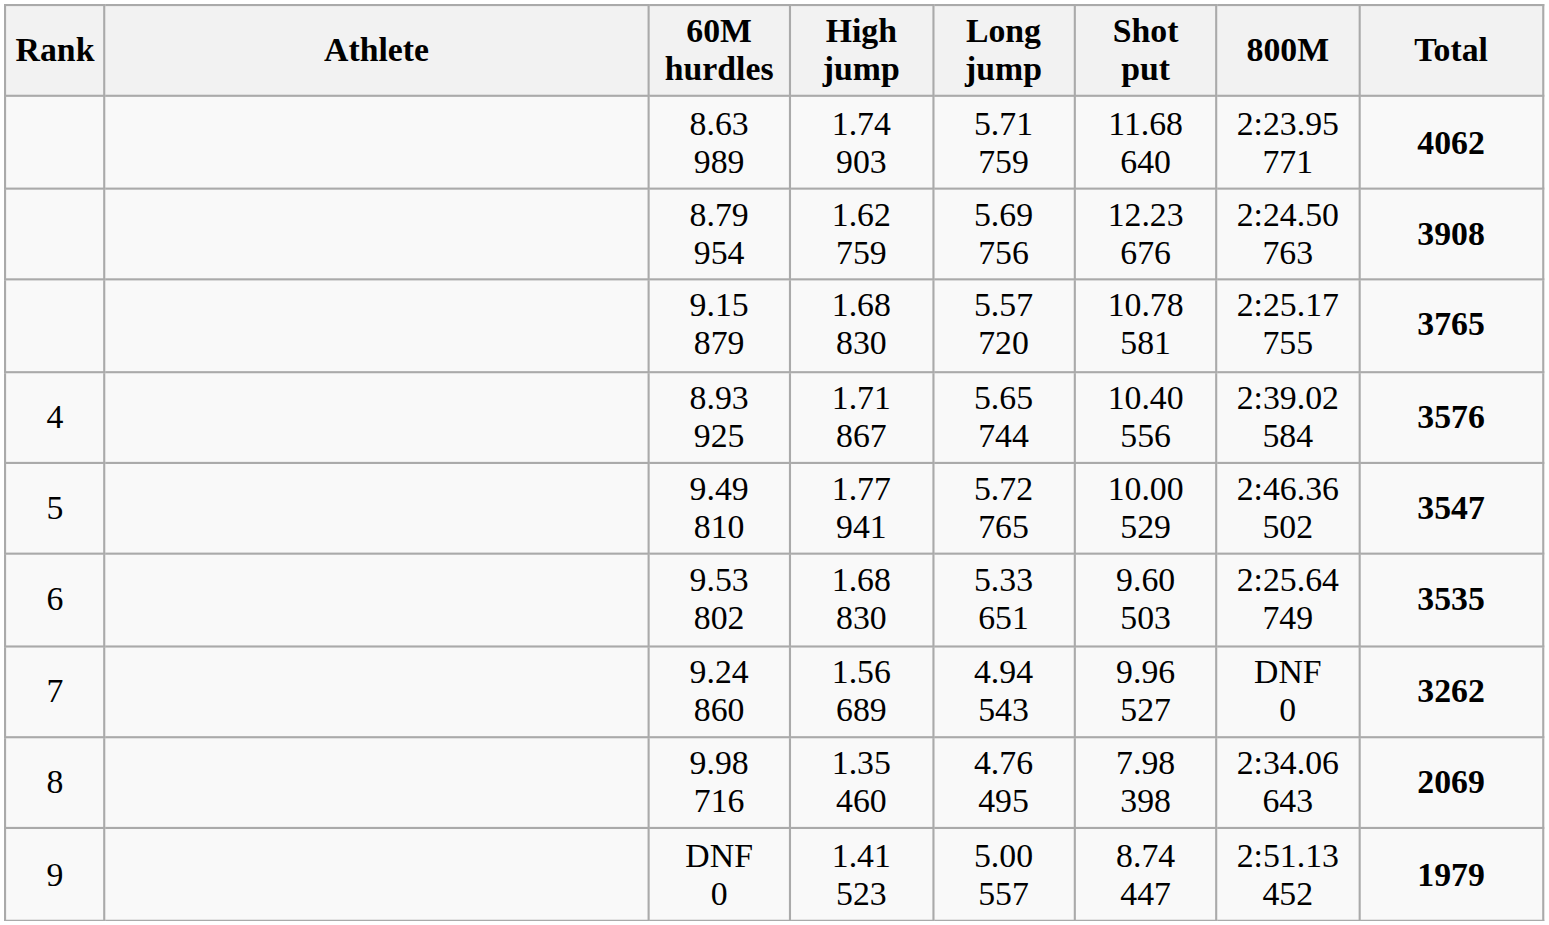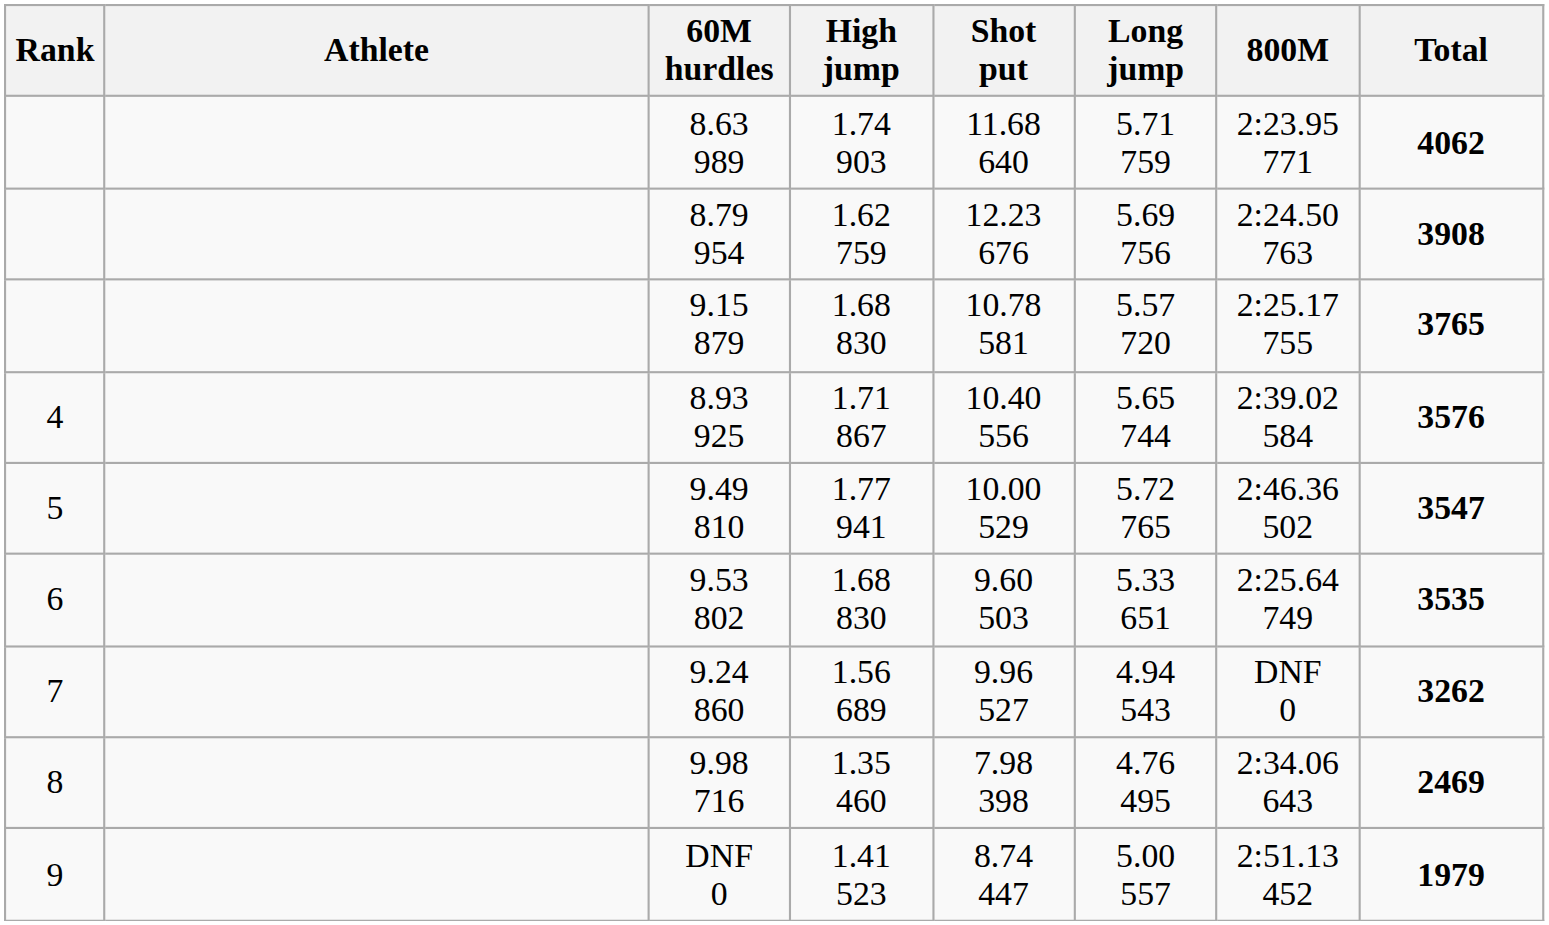columns swapped: (1146, 50) <-> (1003, 50)
(1451, 782) 2069 -> (1451, 782) 2469
